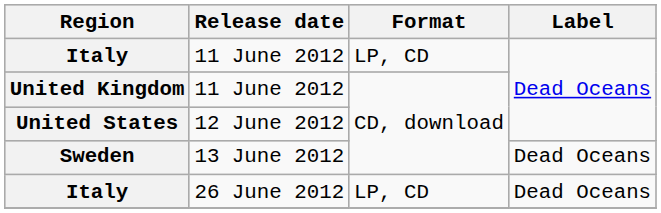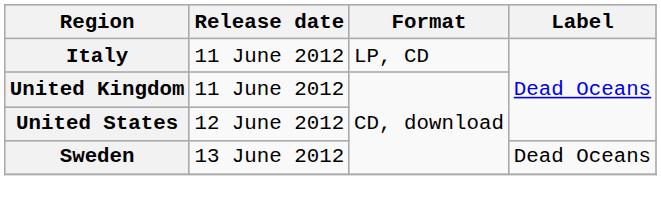- row: (97, 191)
